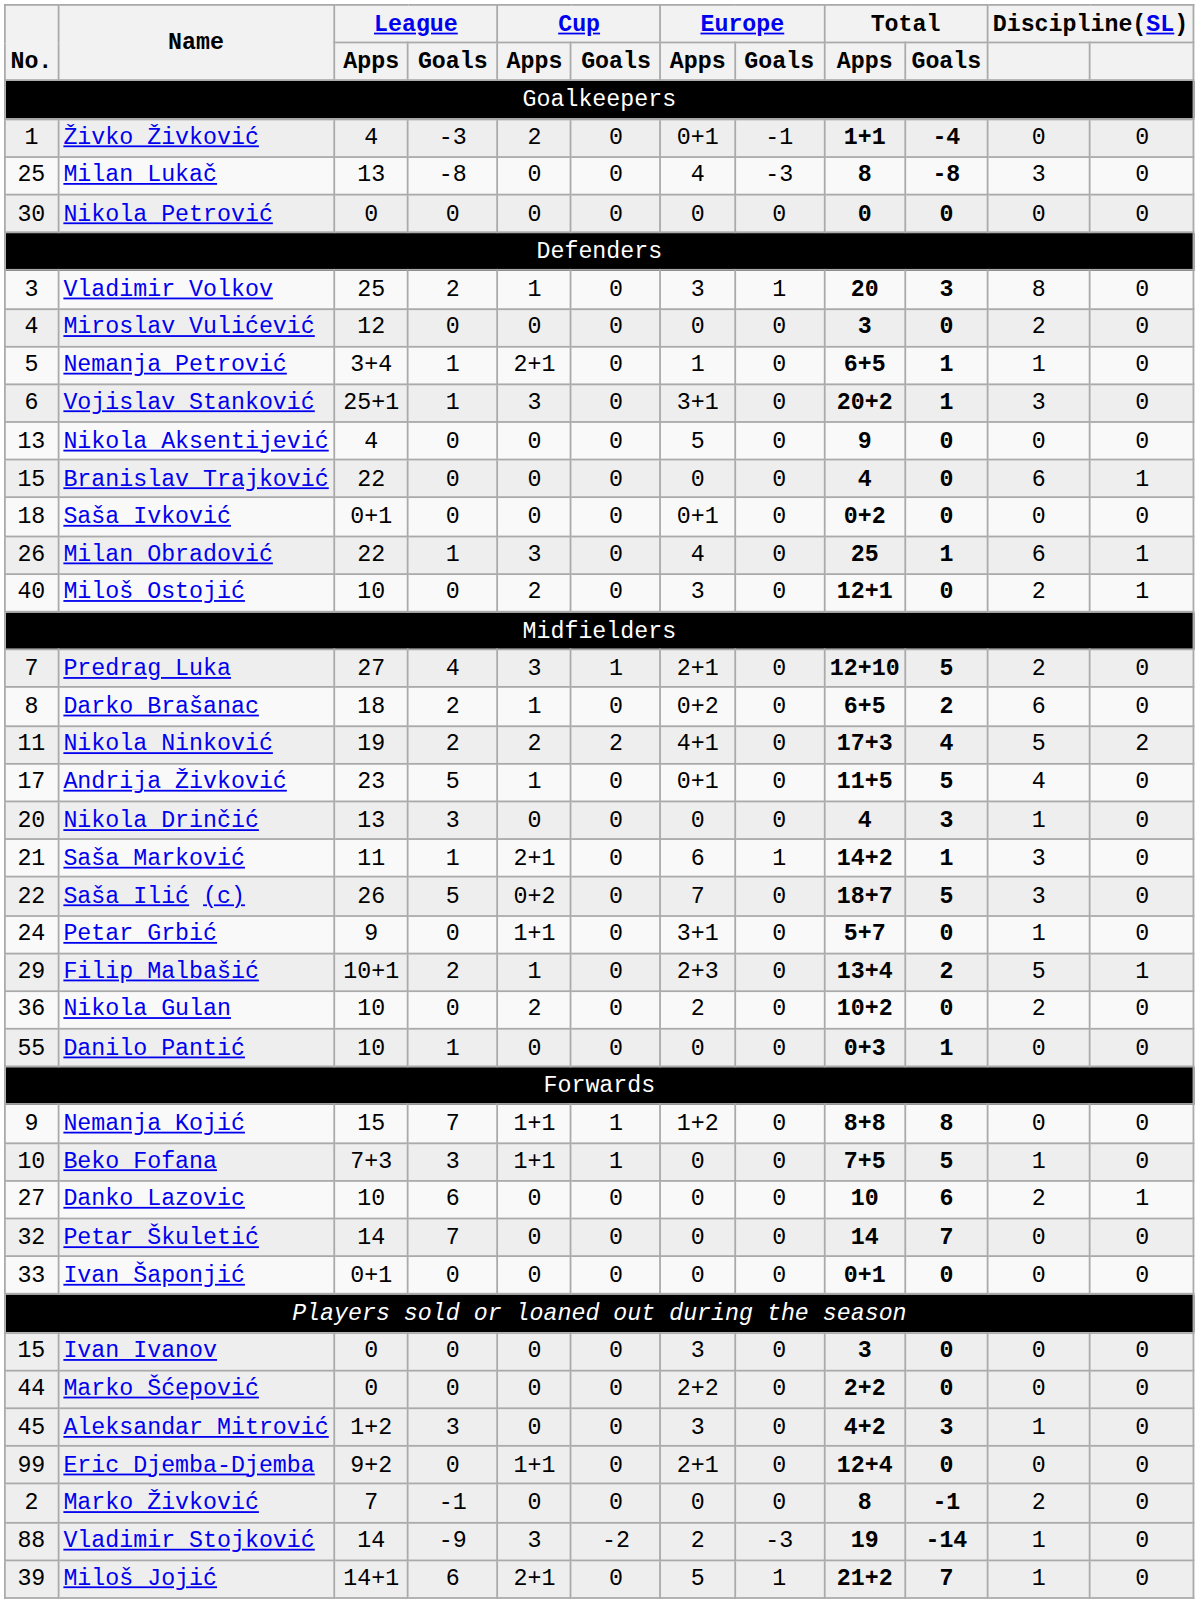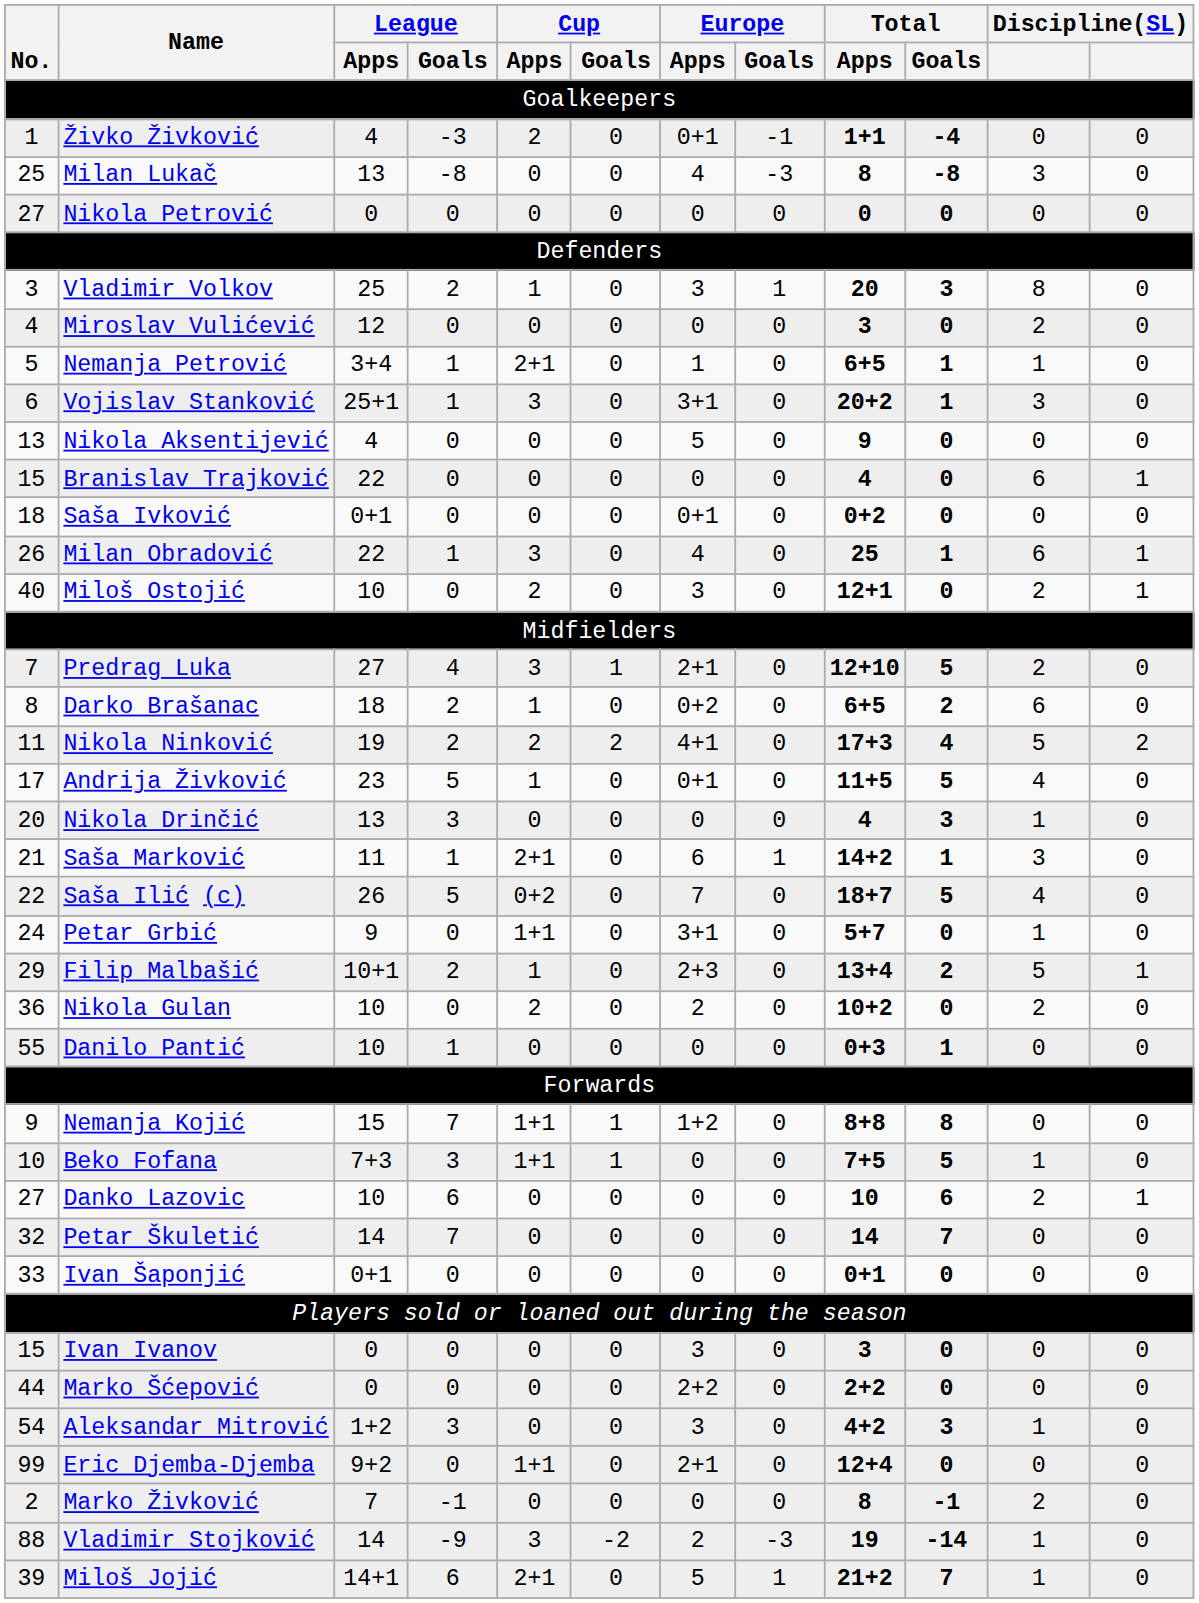(31, 213) 30 -> (31, 213) 27
(1039, 896) 3 -> (1039, 896) 4
(31, 1427) 45 -> (31, 1427) 54
